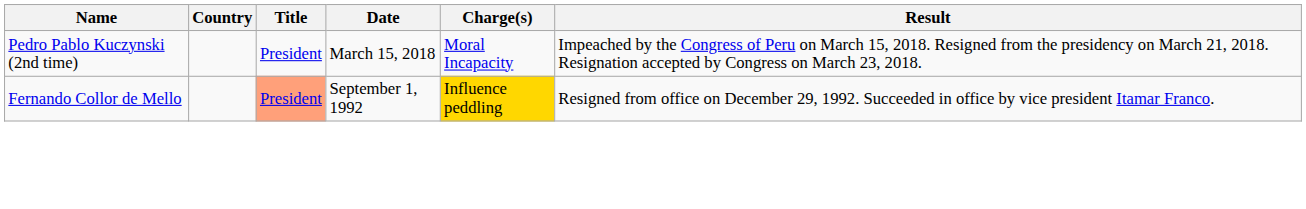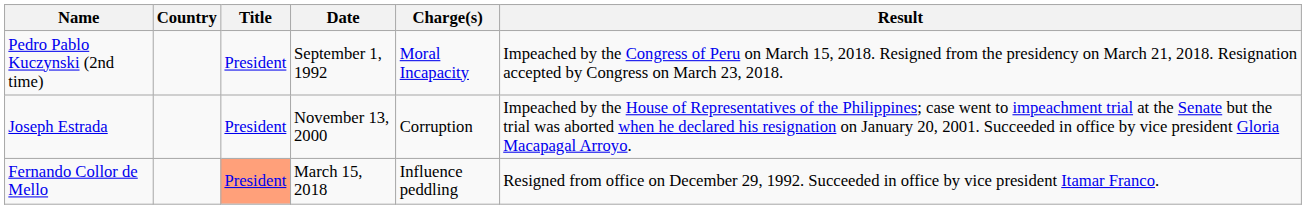(382, 53) March 15, 2018 -> (338, 62) September 1, 1992
+ row: (58, 126)
(373, 98) September 1, 1992 -> (328, 181) March 15, 2018
(476, 98) gold background -> (431, 181) no background
